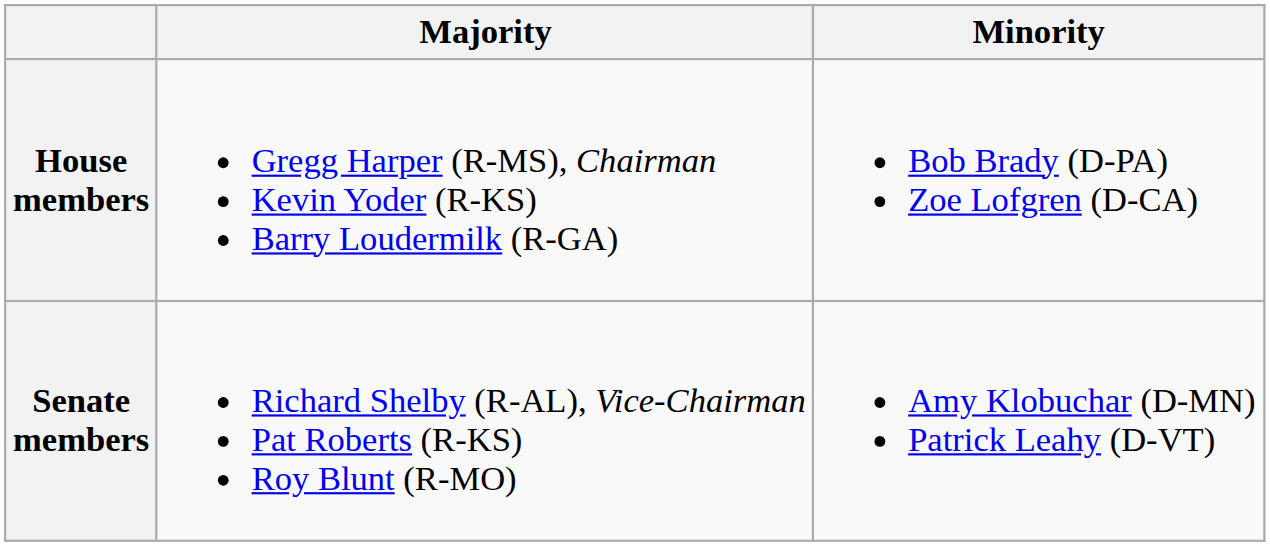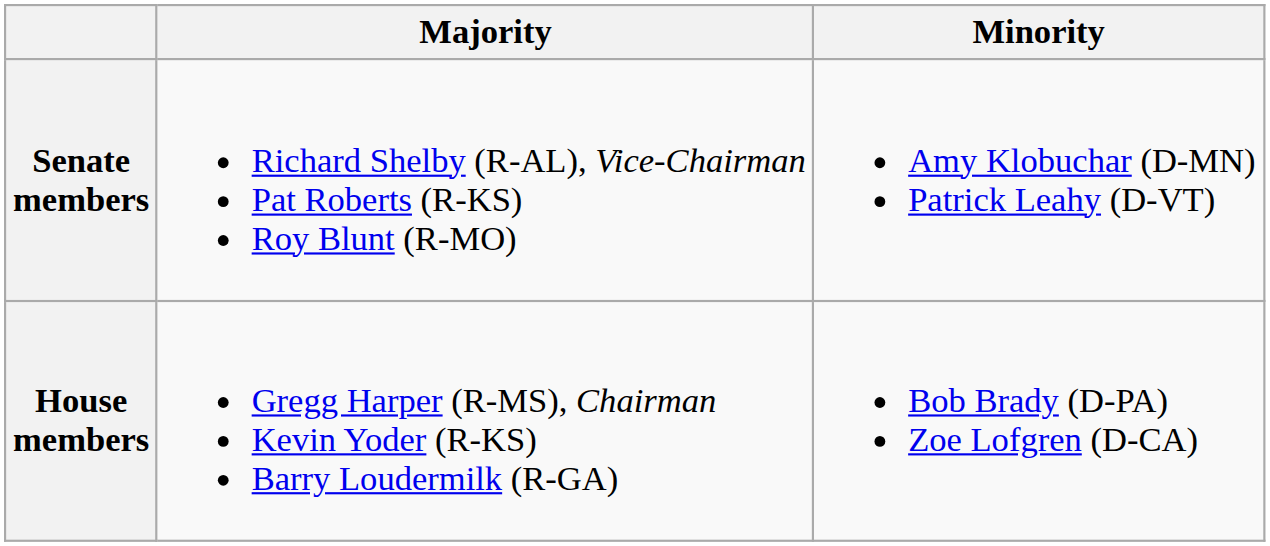rows swapped: (81, 420) <-> (81, 179)
